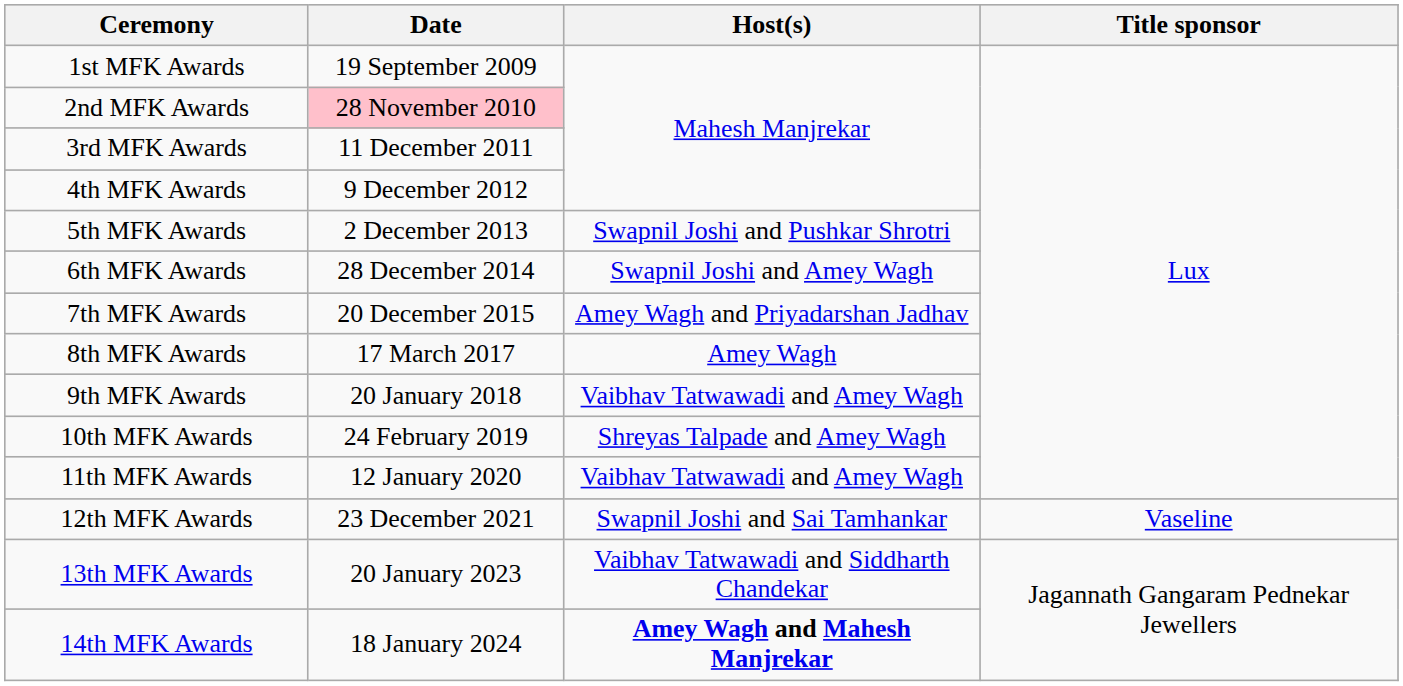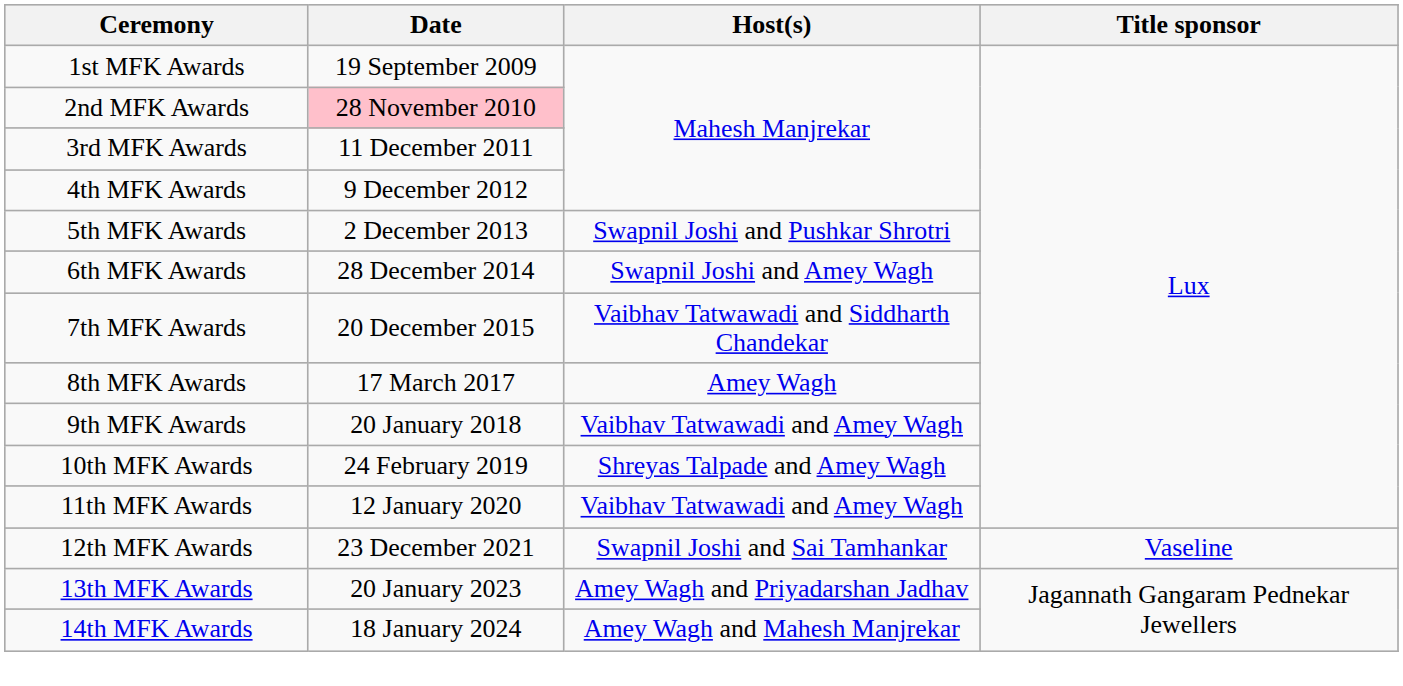(772, 312) Amey Wagh and Priyadarshan Jadhav -> (772, 327) Vaibhav Tatwawadi and Siddharth Chandekar
(772, 574) Vaibhav Tatwawadi and Siddharth Chandekar -> (772, 588) Amey Wagh and Priyadarshan Jadhav
(772, 644) bold -> (772, 629) normal
